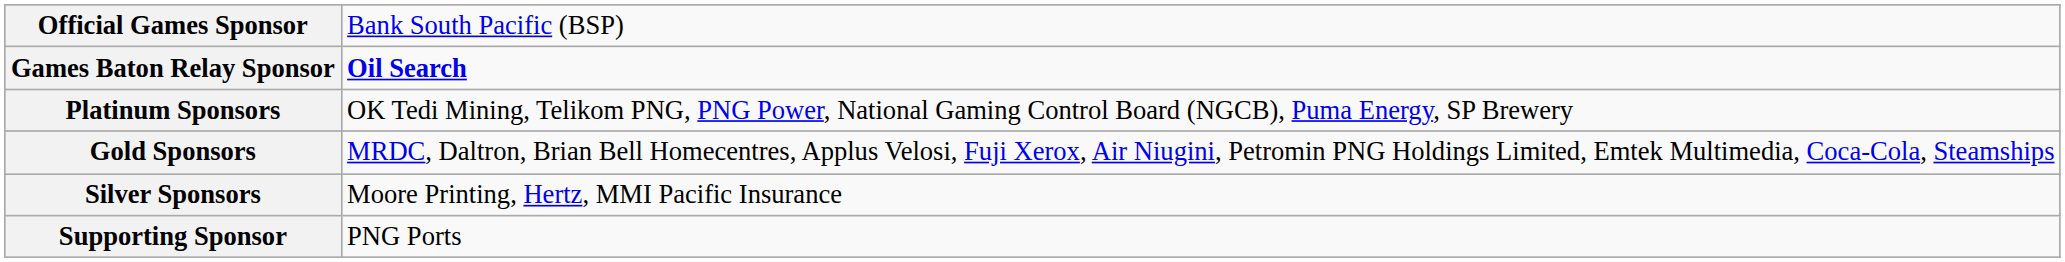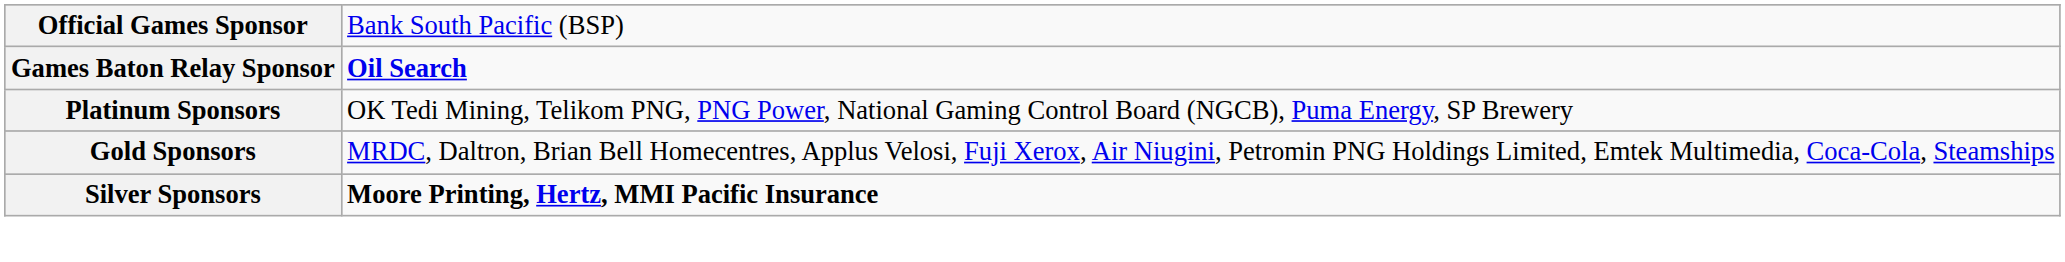(595, 194) normal -> (613, 194) bold
- row: (173, 236)
